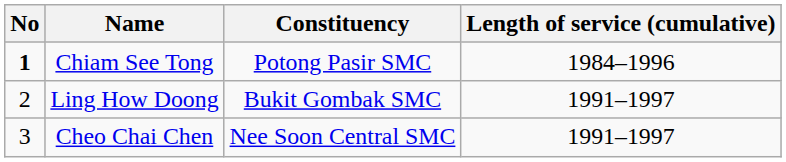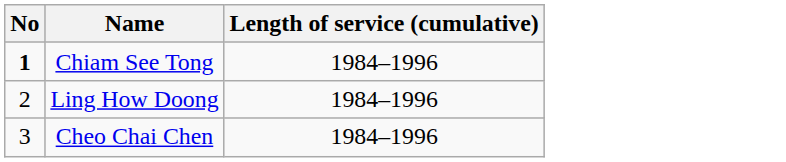- column: (342, 23)
(621, 99) 1991–1997 -> (384, 99) 1984–1996
(621, 136) 1991–1997 -> (384, 136) 1984–1996
